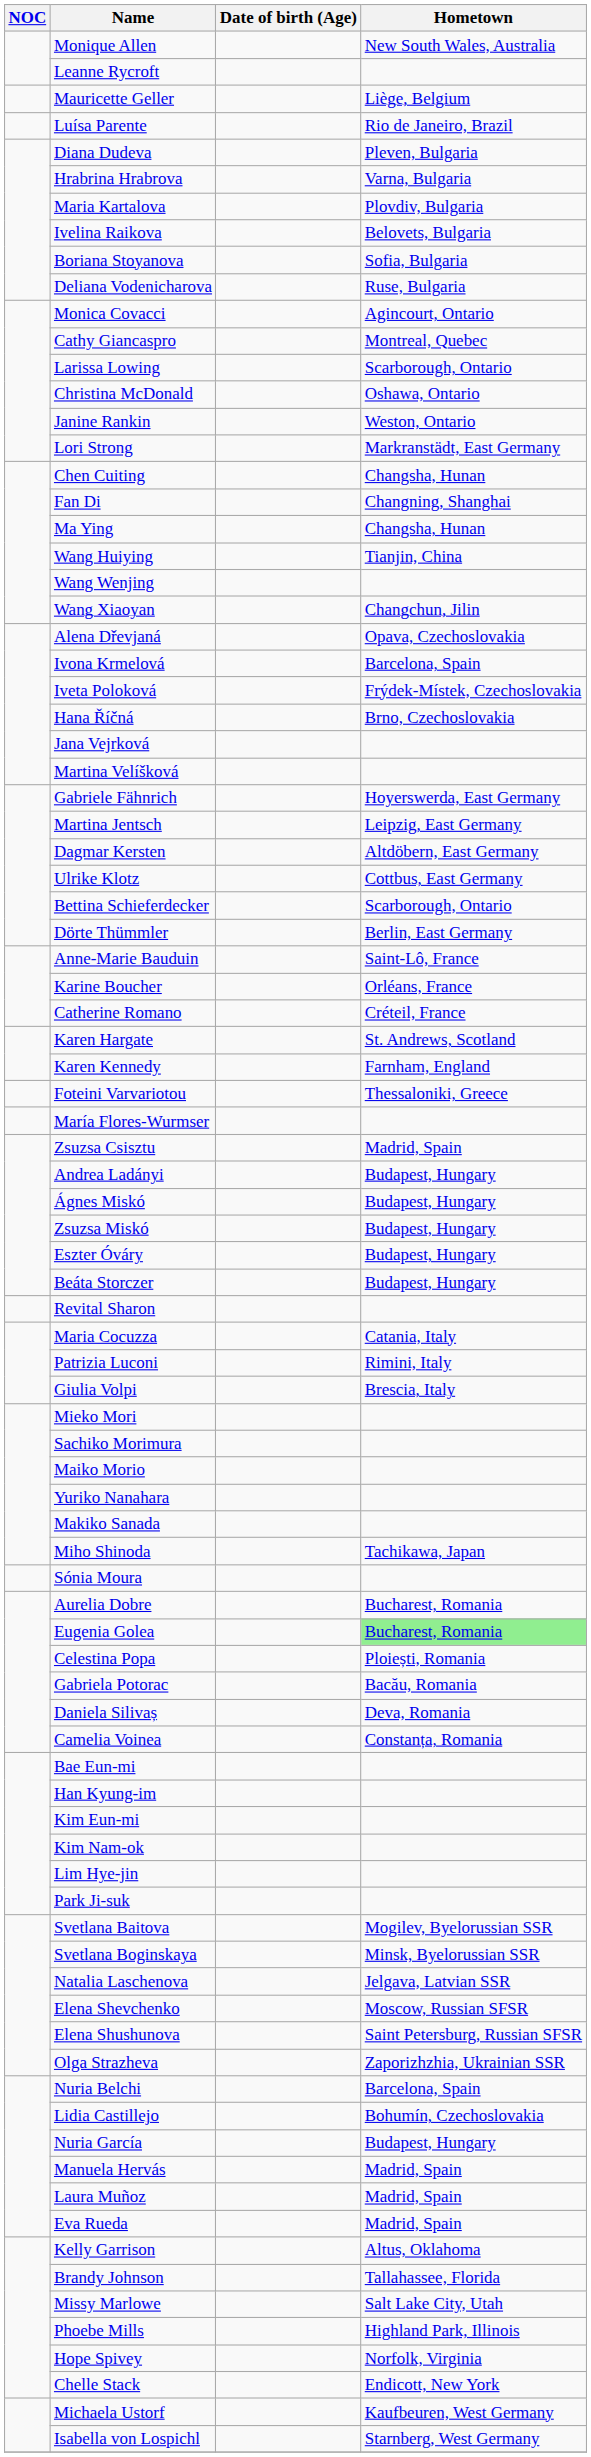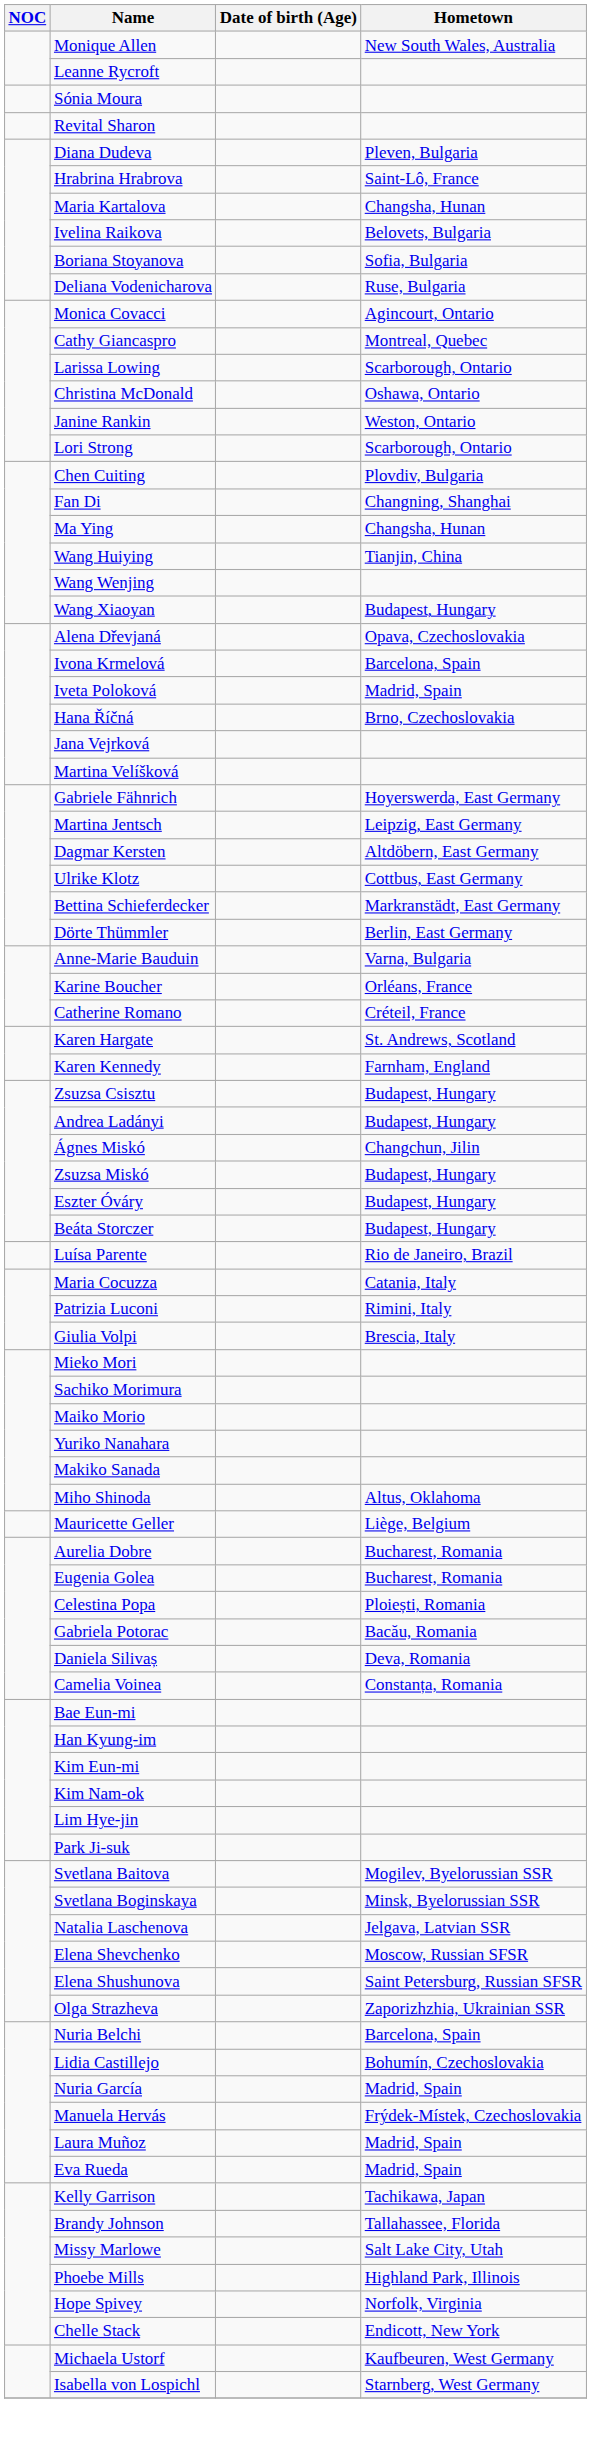rows swapped: (114, 98) <-> (98, 1578)
rows swapped: (100, 125) <-> (105, 1309)
(418, 179) Varna, Bulgaria -> (422, 179) Saint-Lô, France
(424, 206) Plovdiv, Bulgaria -> (425, 206) Changsha, Hunan
(462, 448) Markranstädt, East Germany -> (438, 448) Scarborough, Ontario
(425, 475) Changsha, Hunan -> (424, 475) Plovdiv, Bulgaria
(422, 609) Changchun, Jilin -> (430, 609) Budapest, Hungary
(473, 690) Frýdek-Místek, Czechoslovakia -> (413, 690) Madrid, Spain
(438, 905) Scarborough, Ontario -> (462, 905) Markranstädt, East Germany
(422, 959) Saint-Lô, France -> (418, 959) Varna, Bulgaria
- row: (120, 1093)
- row: (132, 1120)
(413, 1147) Madrid, Spain -> (430, 1093) Budapest, Hungary
(430, 1201) Budapest, Hungary -> (422, 1147) Changchun, Jilin
(425, 1551) Tachikawa, Japan -> (423, 1497) Altus, Oklahoma
(433, 1631) lightgreen background -> (433, 1578) no background
(430, 2142) Budapest, Hungary -> (413, 2089) Madrid, Spain
(413, 2169) Madrid, Spain -> (473, 2115) Frýdek-Místek, Czechoslovakia
(423, 2250) Altus, Oklahoma -> (425, 2196) Tachikawa, Japan
